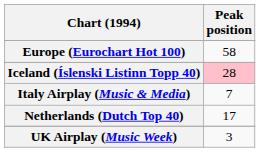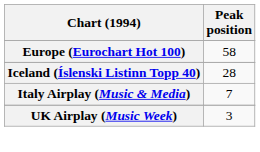(229, 72) pink background -> (229, 72) no background
- row: (104, 115)
